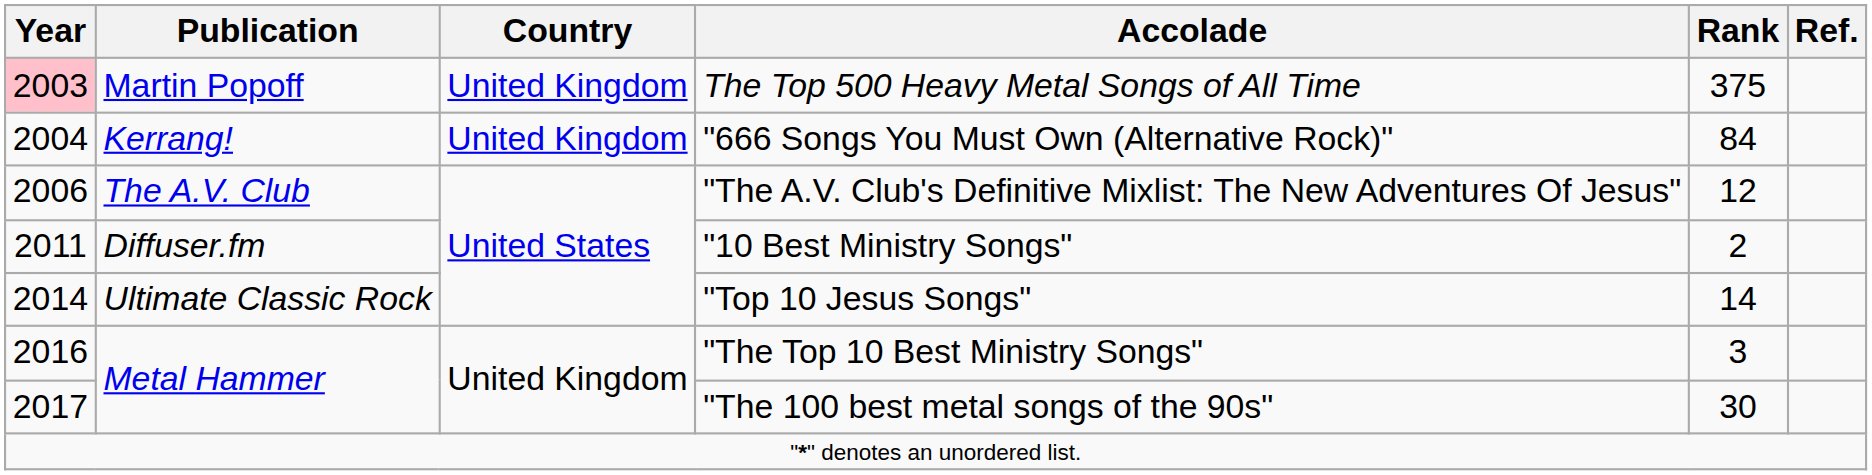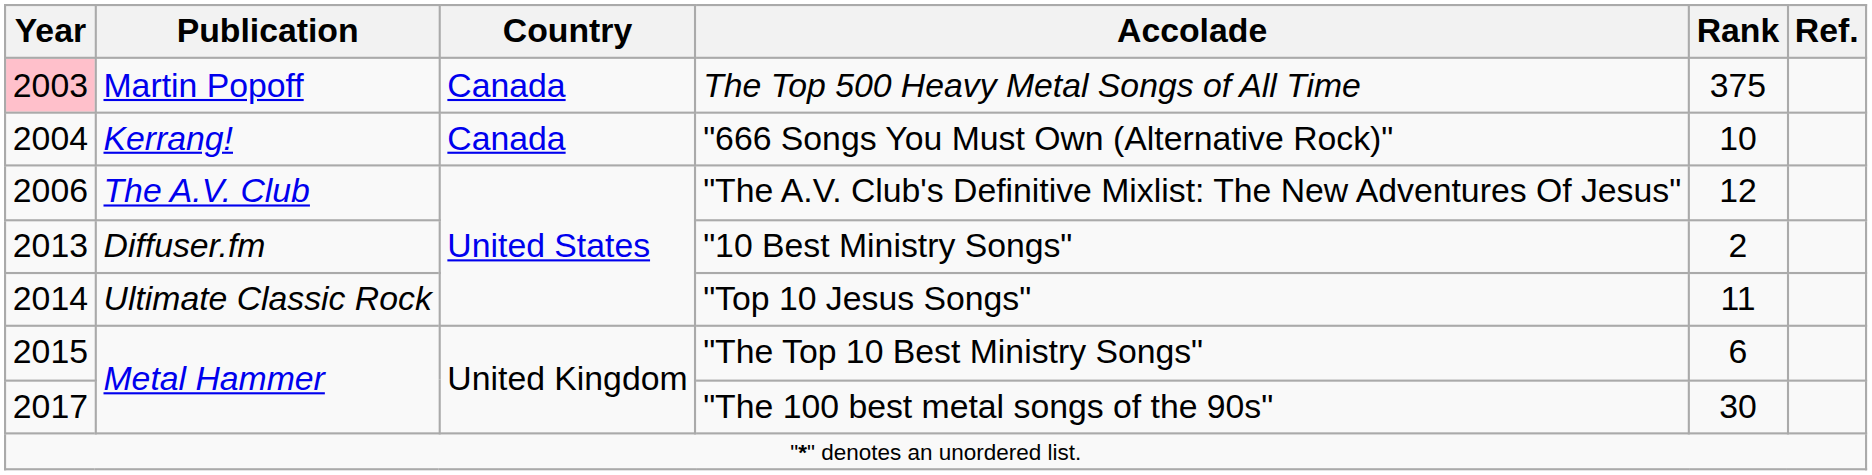(567, 84) United Kingdom -> (506, 84) Canada
(567, 138) United Kingdom -> (506, 138) Canada
(1738, 138) 84 -> (1738, 138) 10
(50, 245) 2011 -> (50, 245) 2013
(1738, 298) 14 -> (1738, 298) 11
(50, 352) 2016 -> (50, 352) 2015
(1738, 352) 3 -> (1738, 352) 6
